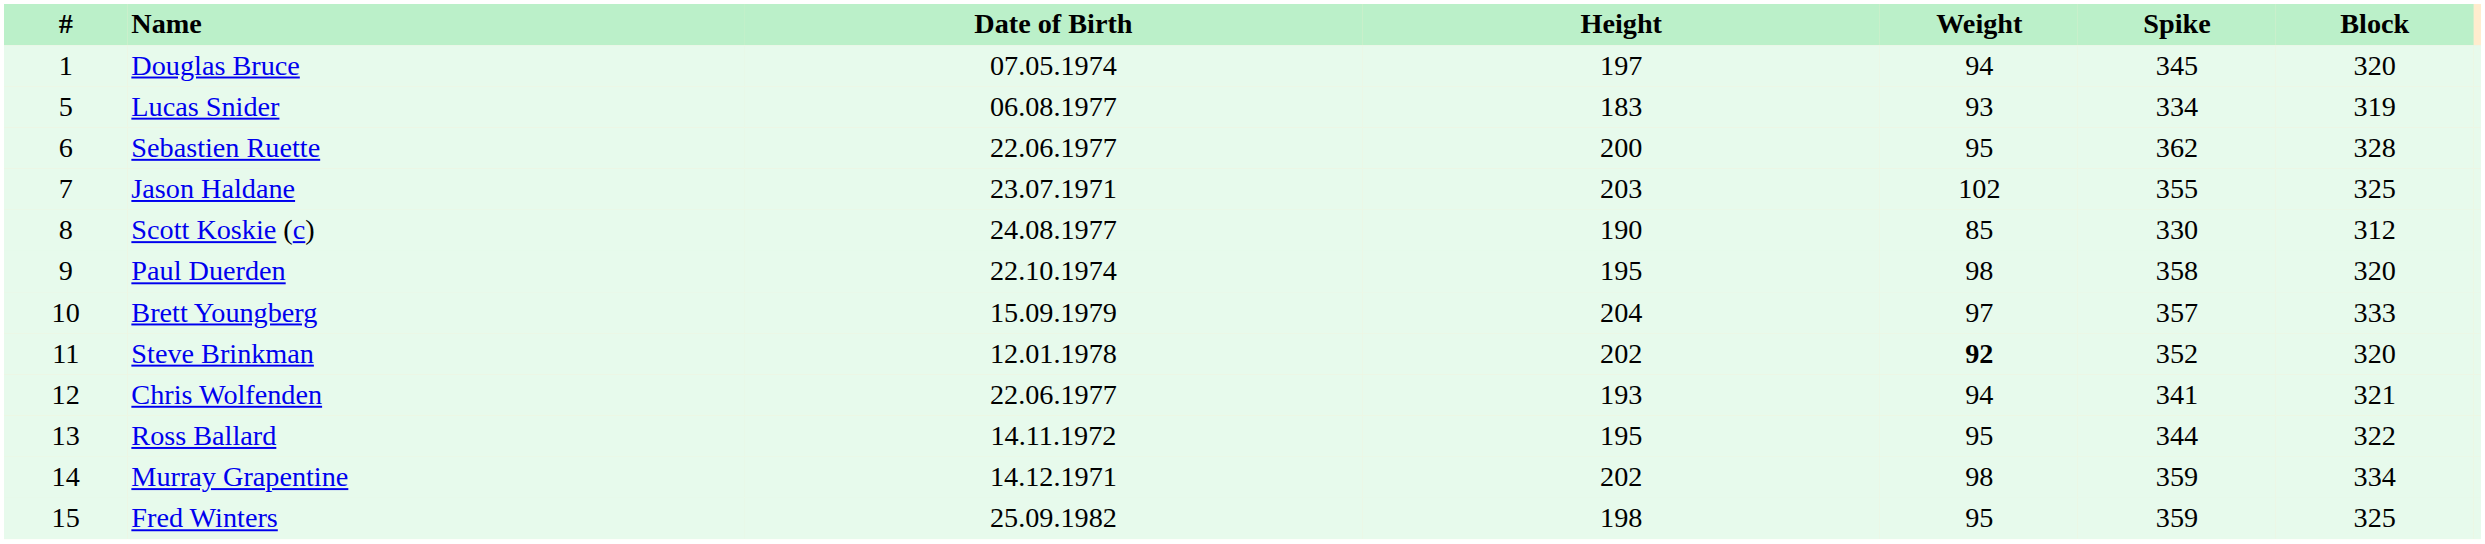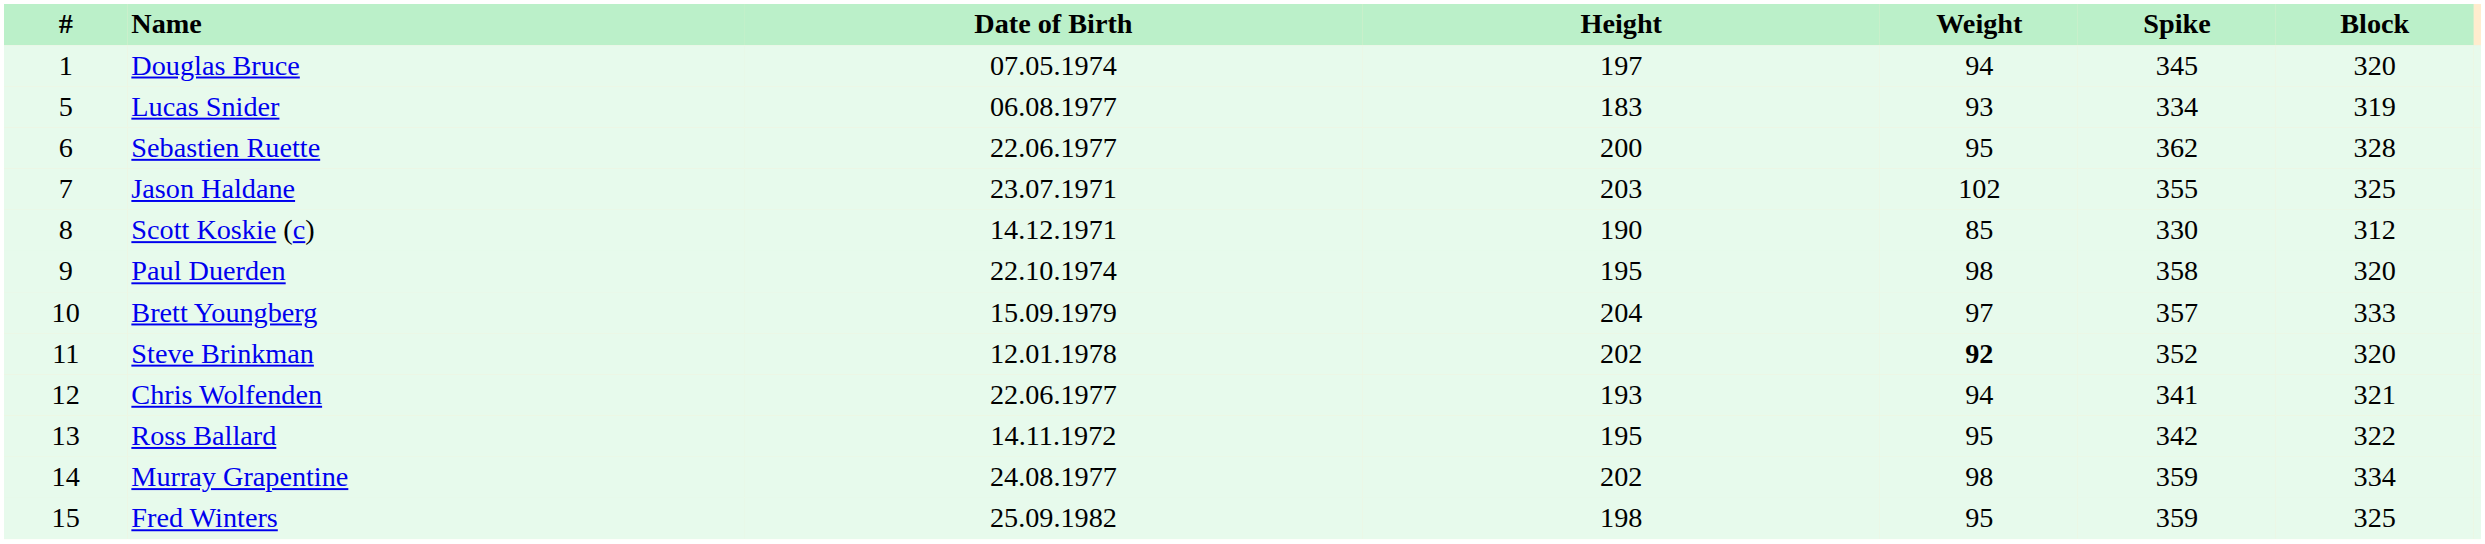(1053, 229) 24.08.1977 -> (1053, 229) 14.12.1971
(2177, 435) 344 -> (2177, 435) 342
(1053, 476) 14.12.1971 -> (1053, 476) 24.08.1977
